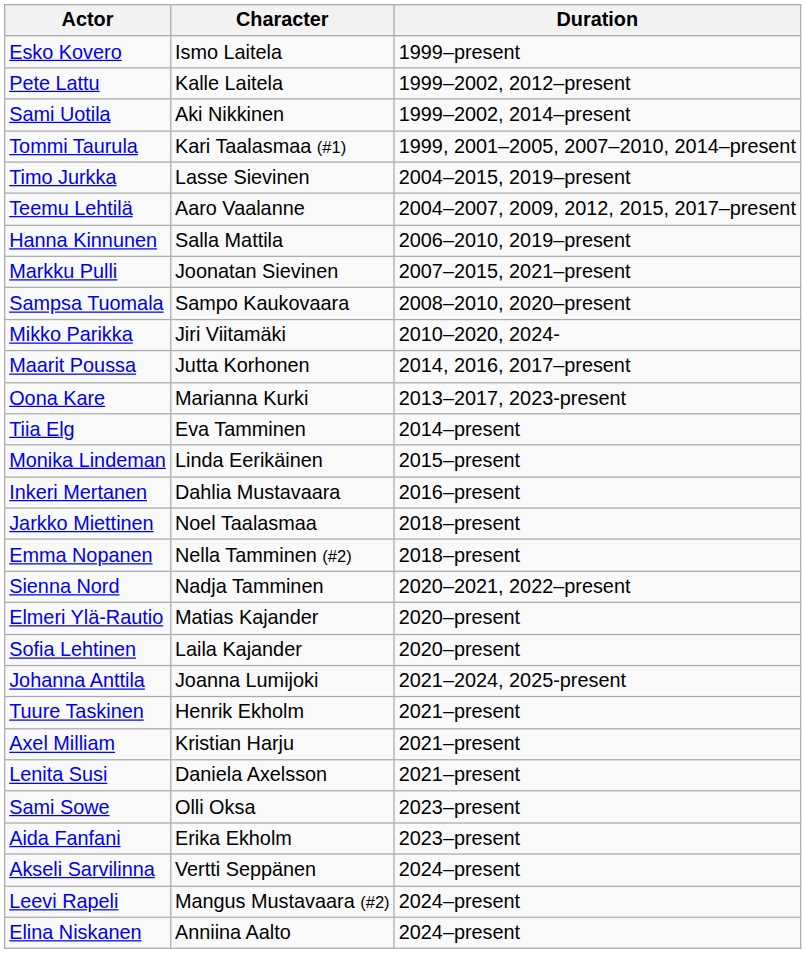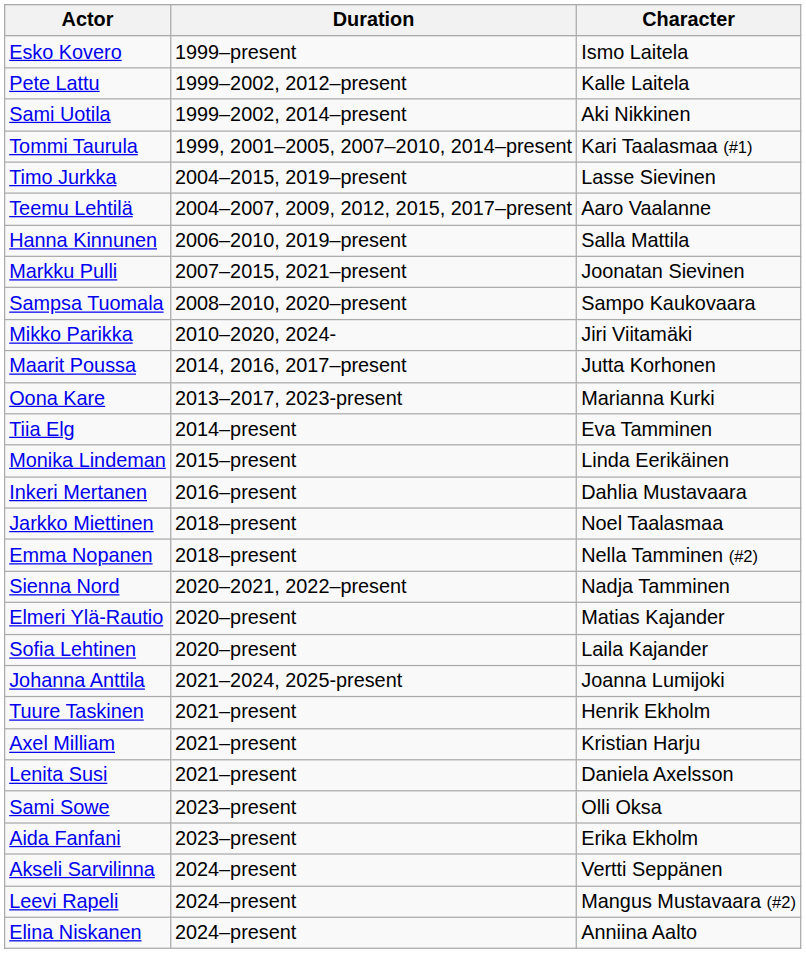columns swapped: (282, 20) <-> (597, 20)
